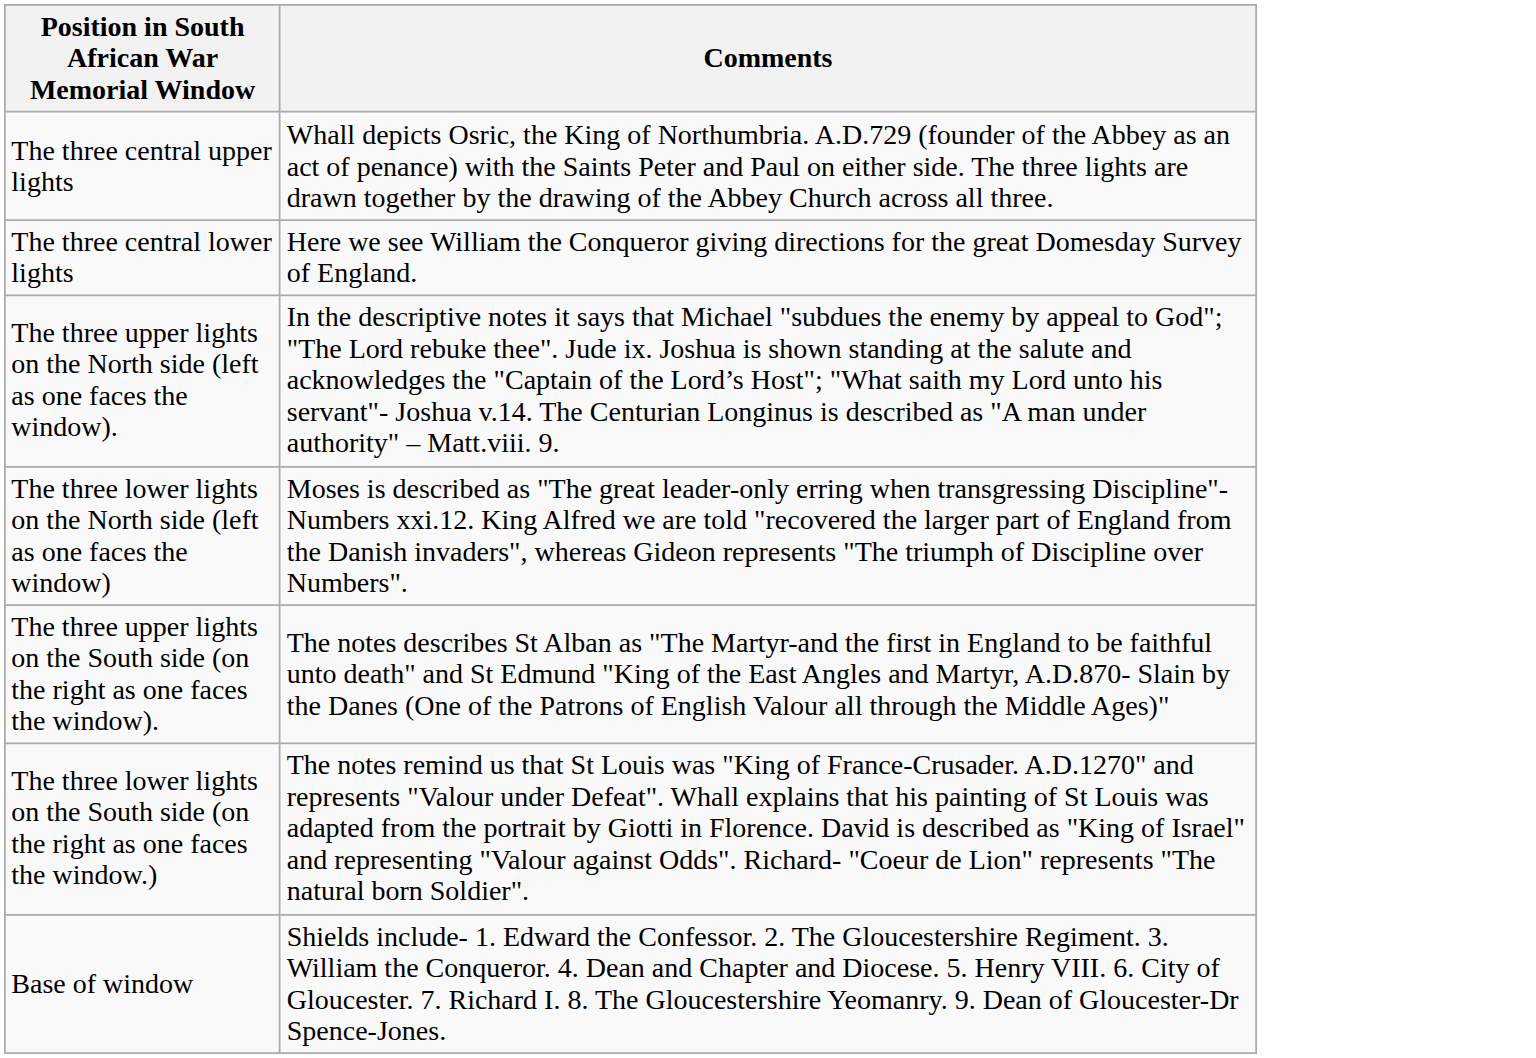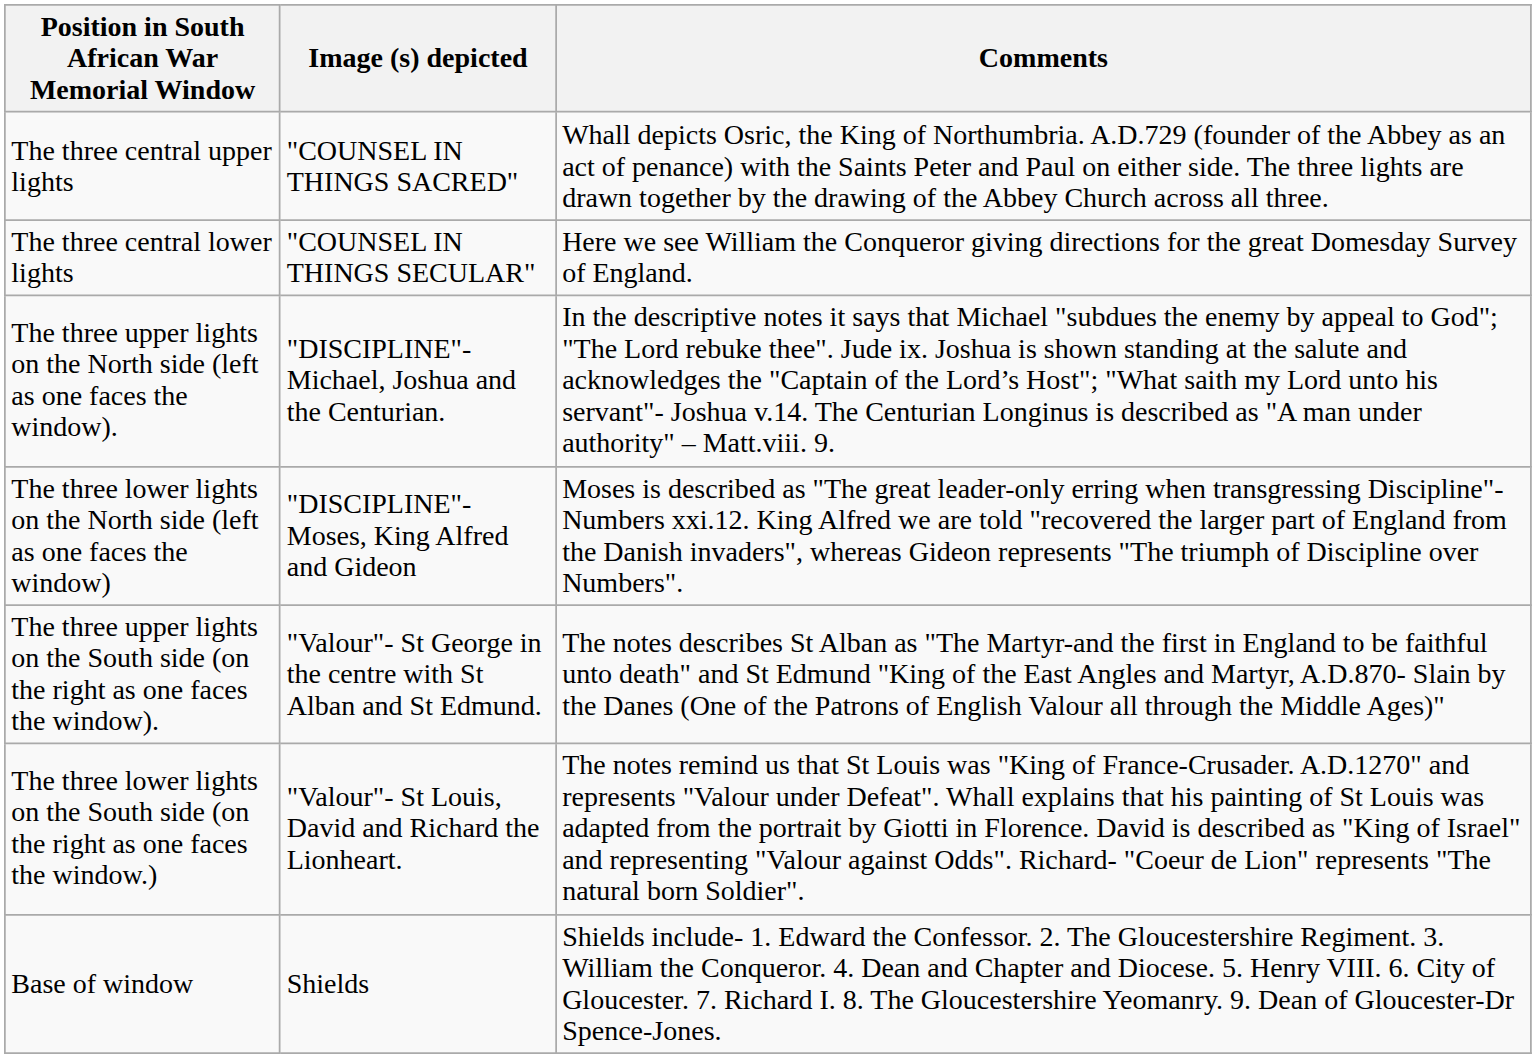+ column: (418, 58)
